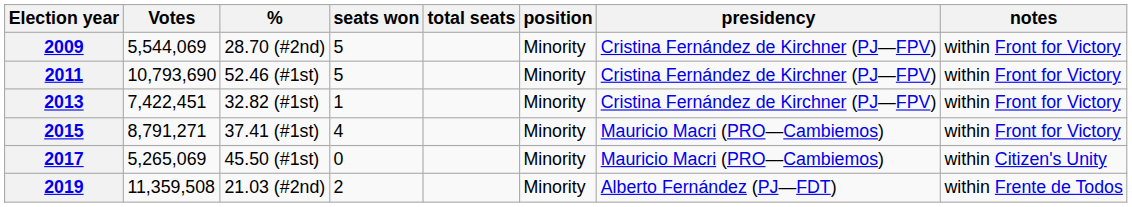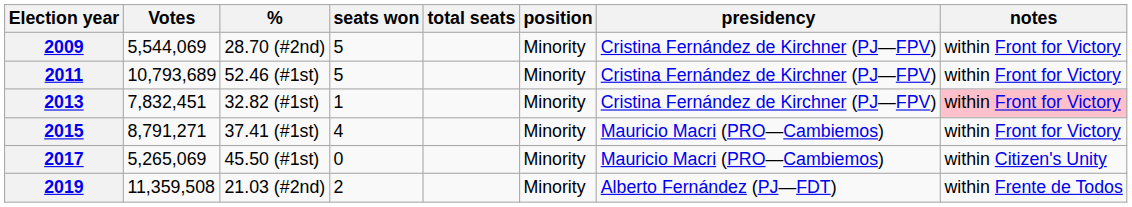(172, 74) 10,793,690 -> (172, 74) 10,793,689
(167, 103) 7,422,451 -> (167, 103) 7,832,451
(1033, 103) no background -> (1033, 103) pink background
